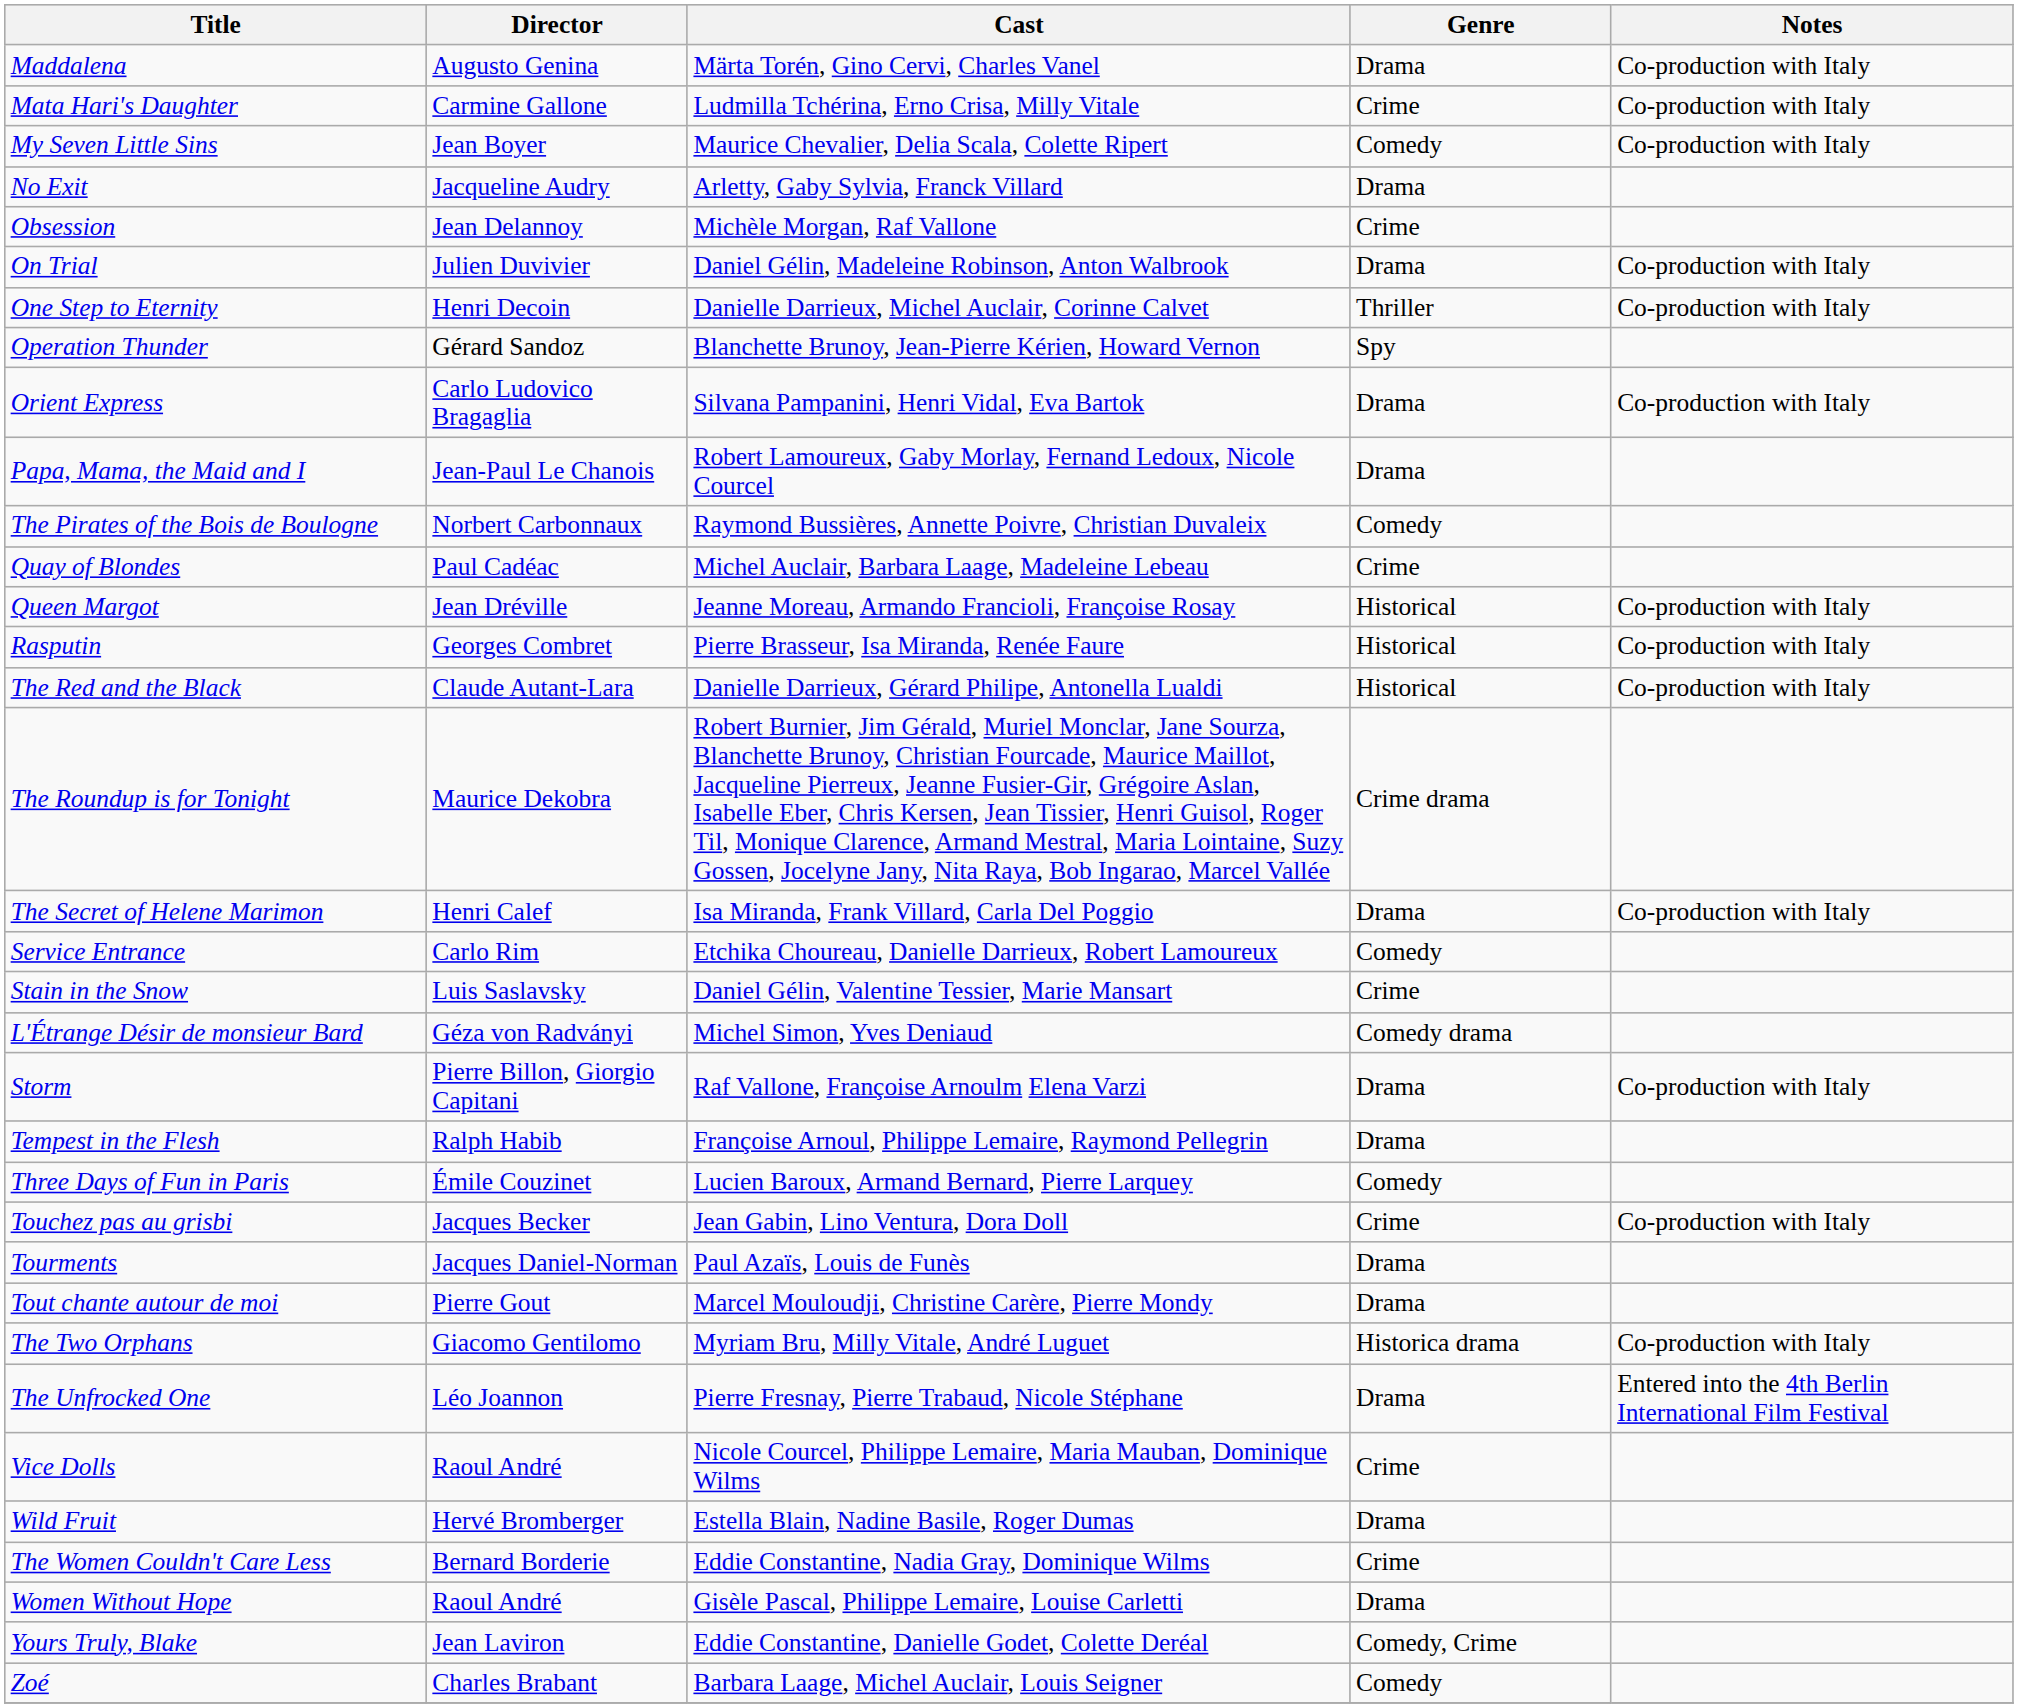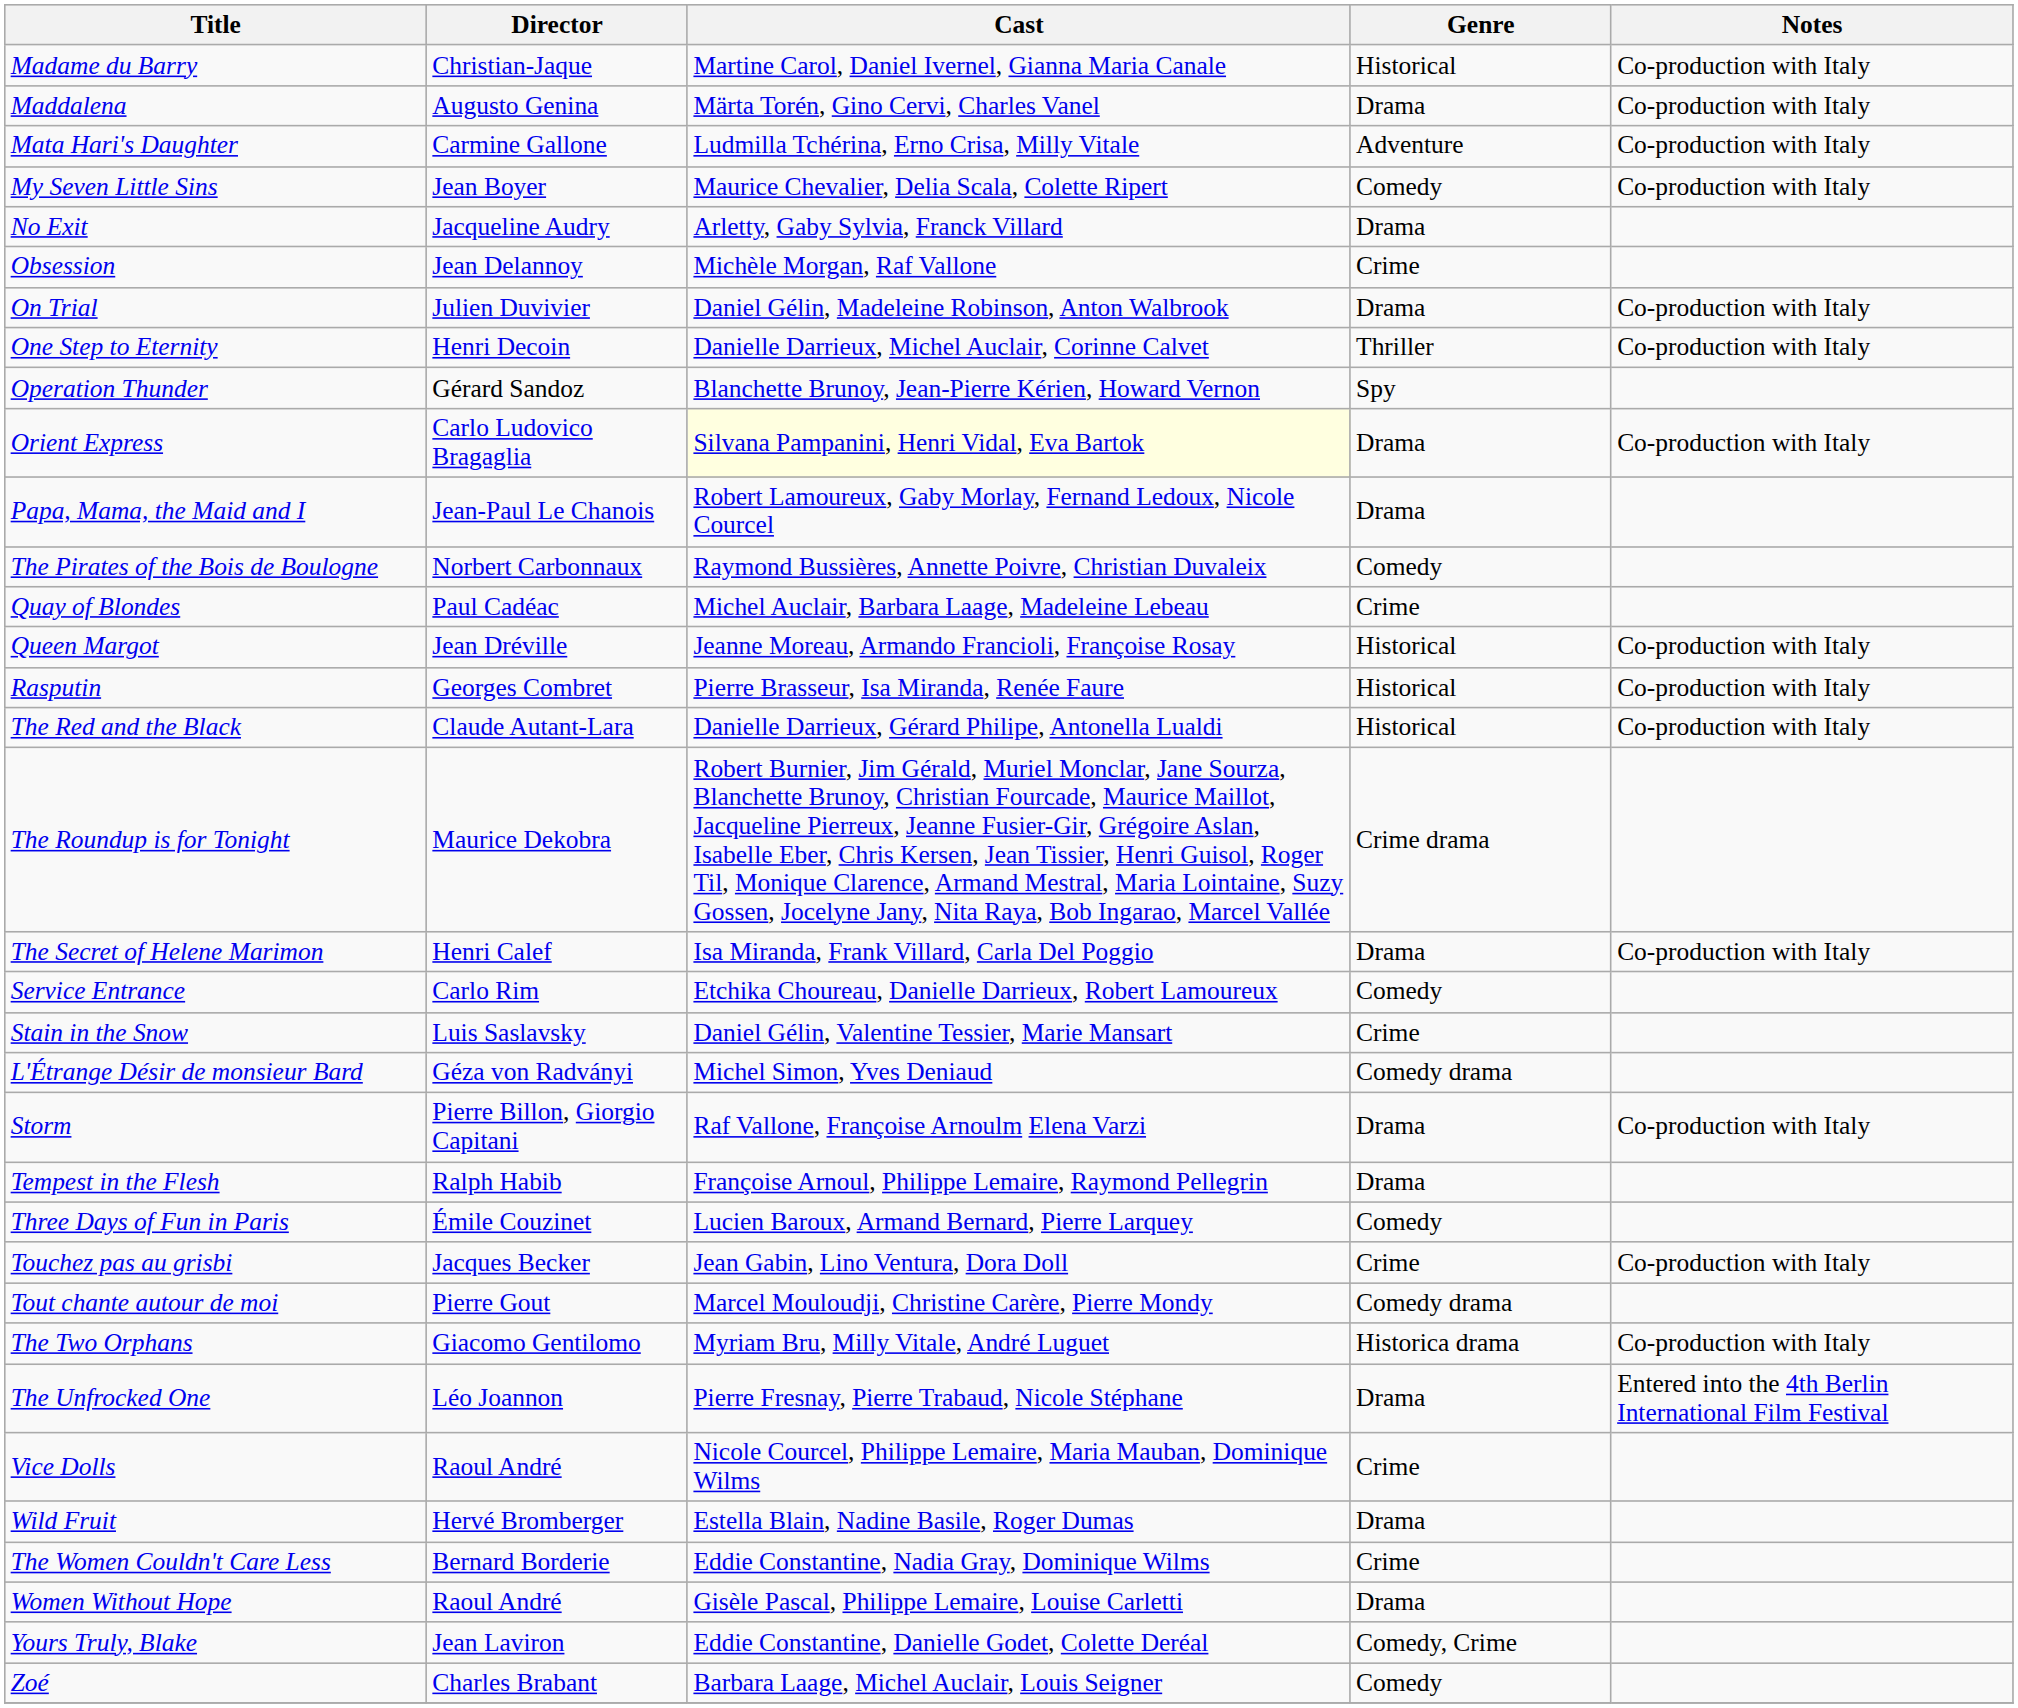+ row: (104, 65)
(1388, 105) Crime -> (1410, 145) Adventure
(919, 402) no background -> (919, 442) lightyellow background
- row: (64, 1262)
(1391, 1302) Drama -> (1434, 1302) Comedy drama
